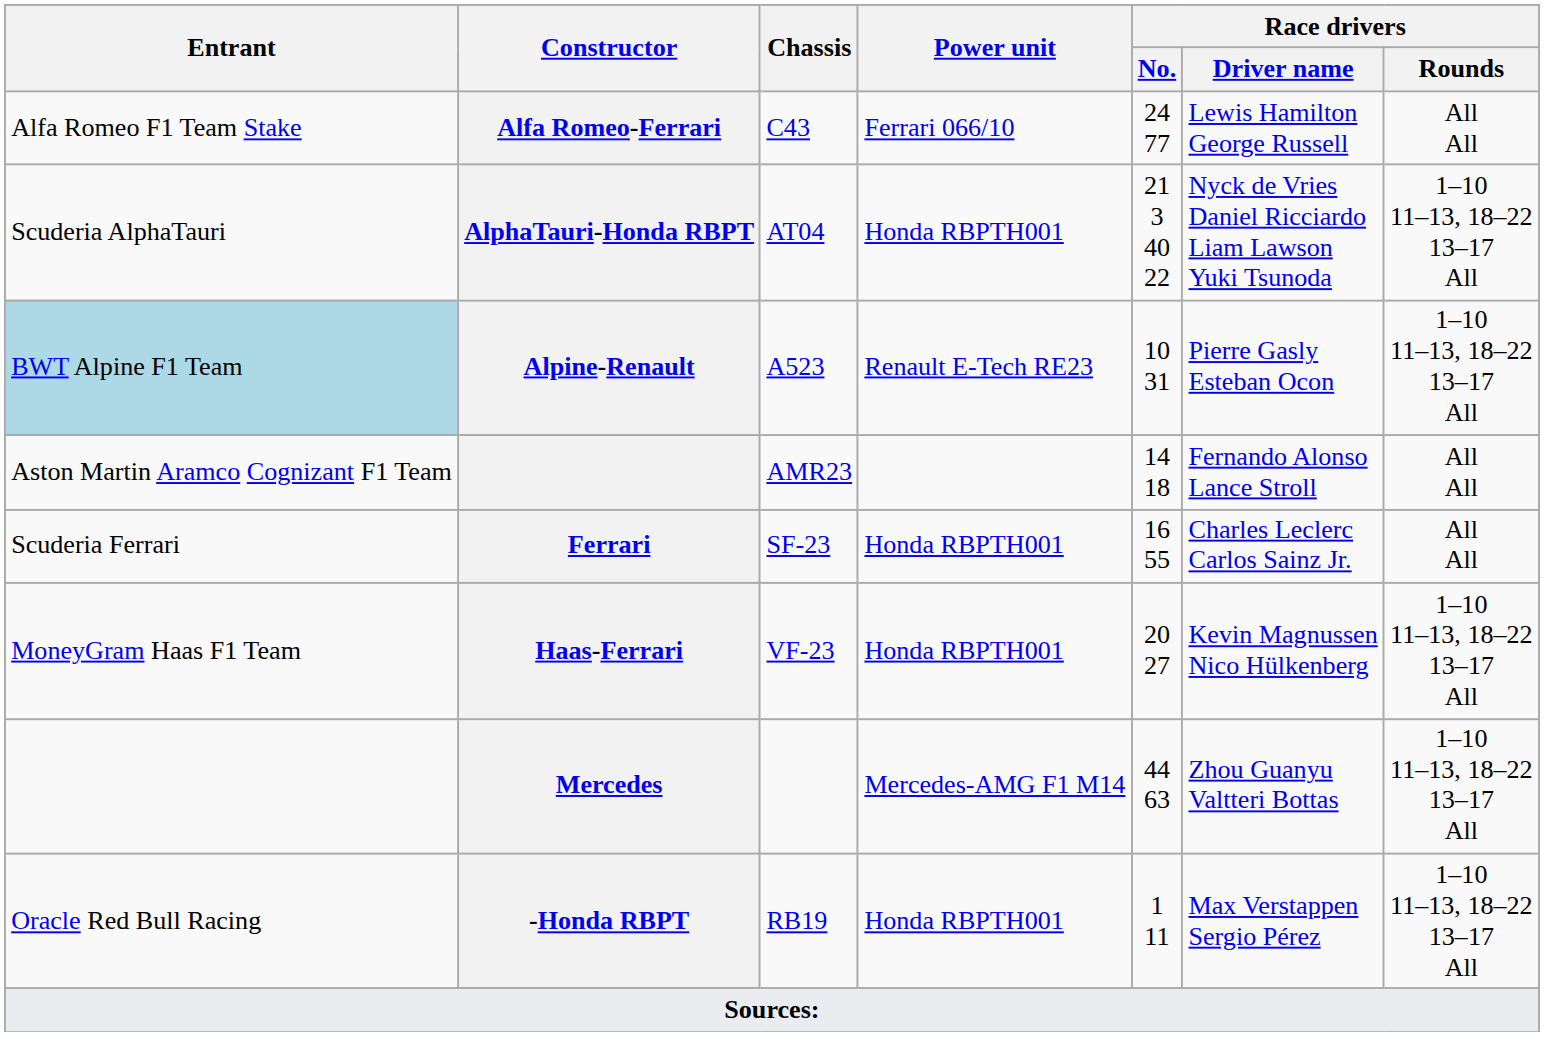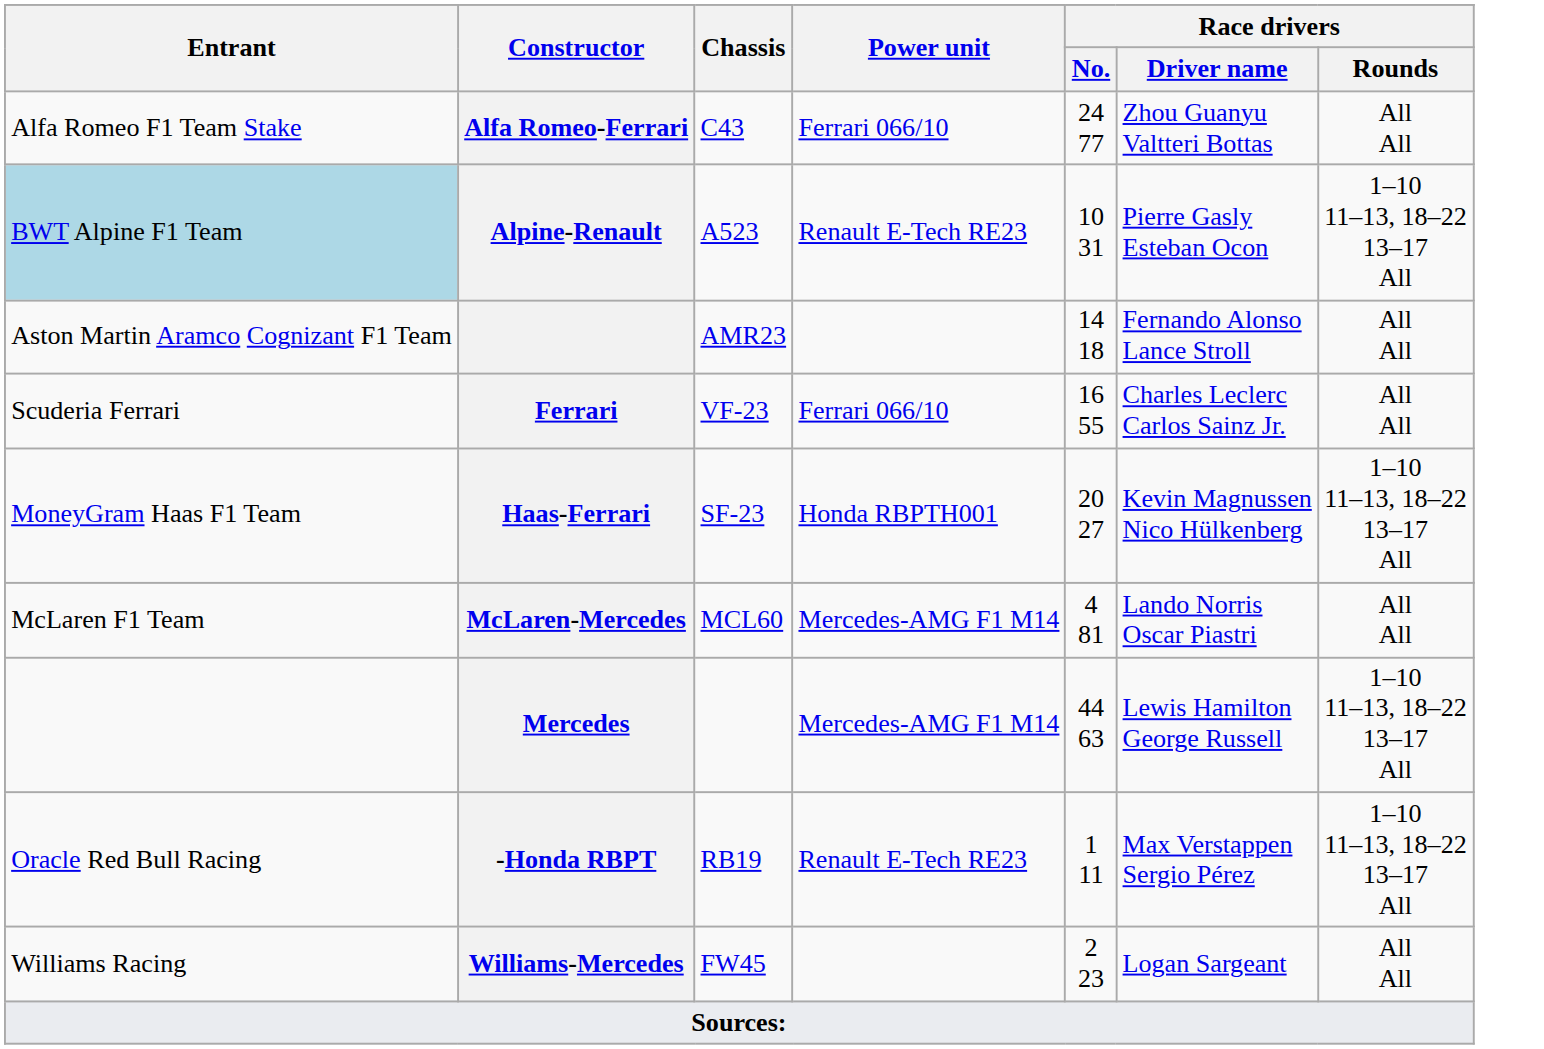(1273, 127) Lewis Hamilton George Russell -> (1198, 127) Zhou Guanyu Valtteri Bottas
- row: (609, 231)
(798, 545) SF-23 -> (735, 409) VF-23
(964, 545) Honda RBPTH001 -> (873, 409) Ferrari 066/10
(801, 649) VF-23 -> (732, 514) SF-23
+ row: (576, 619)
(1264, 784) Zhou Guanyu Valtteri Bottas -> (1207, 723) Lewis Hamilton George Russell
(964, 920) Honda RBPTH001 -> (913, 858) Renault E-Tech RE23
+ row: (576, 963)
